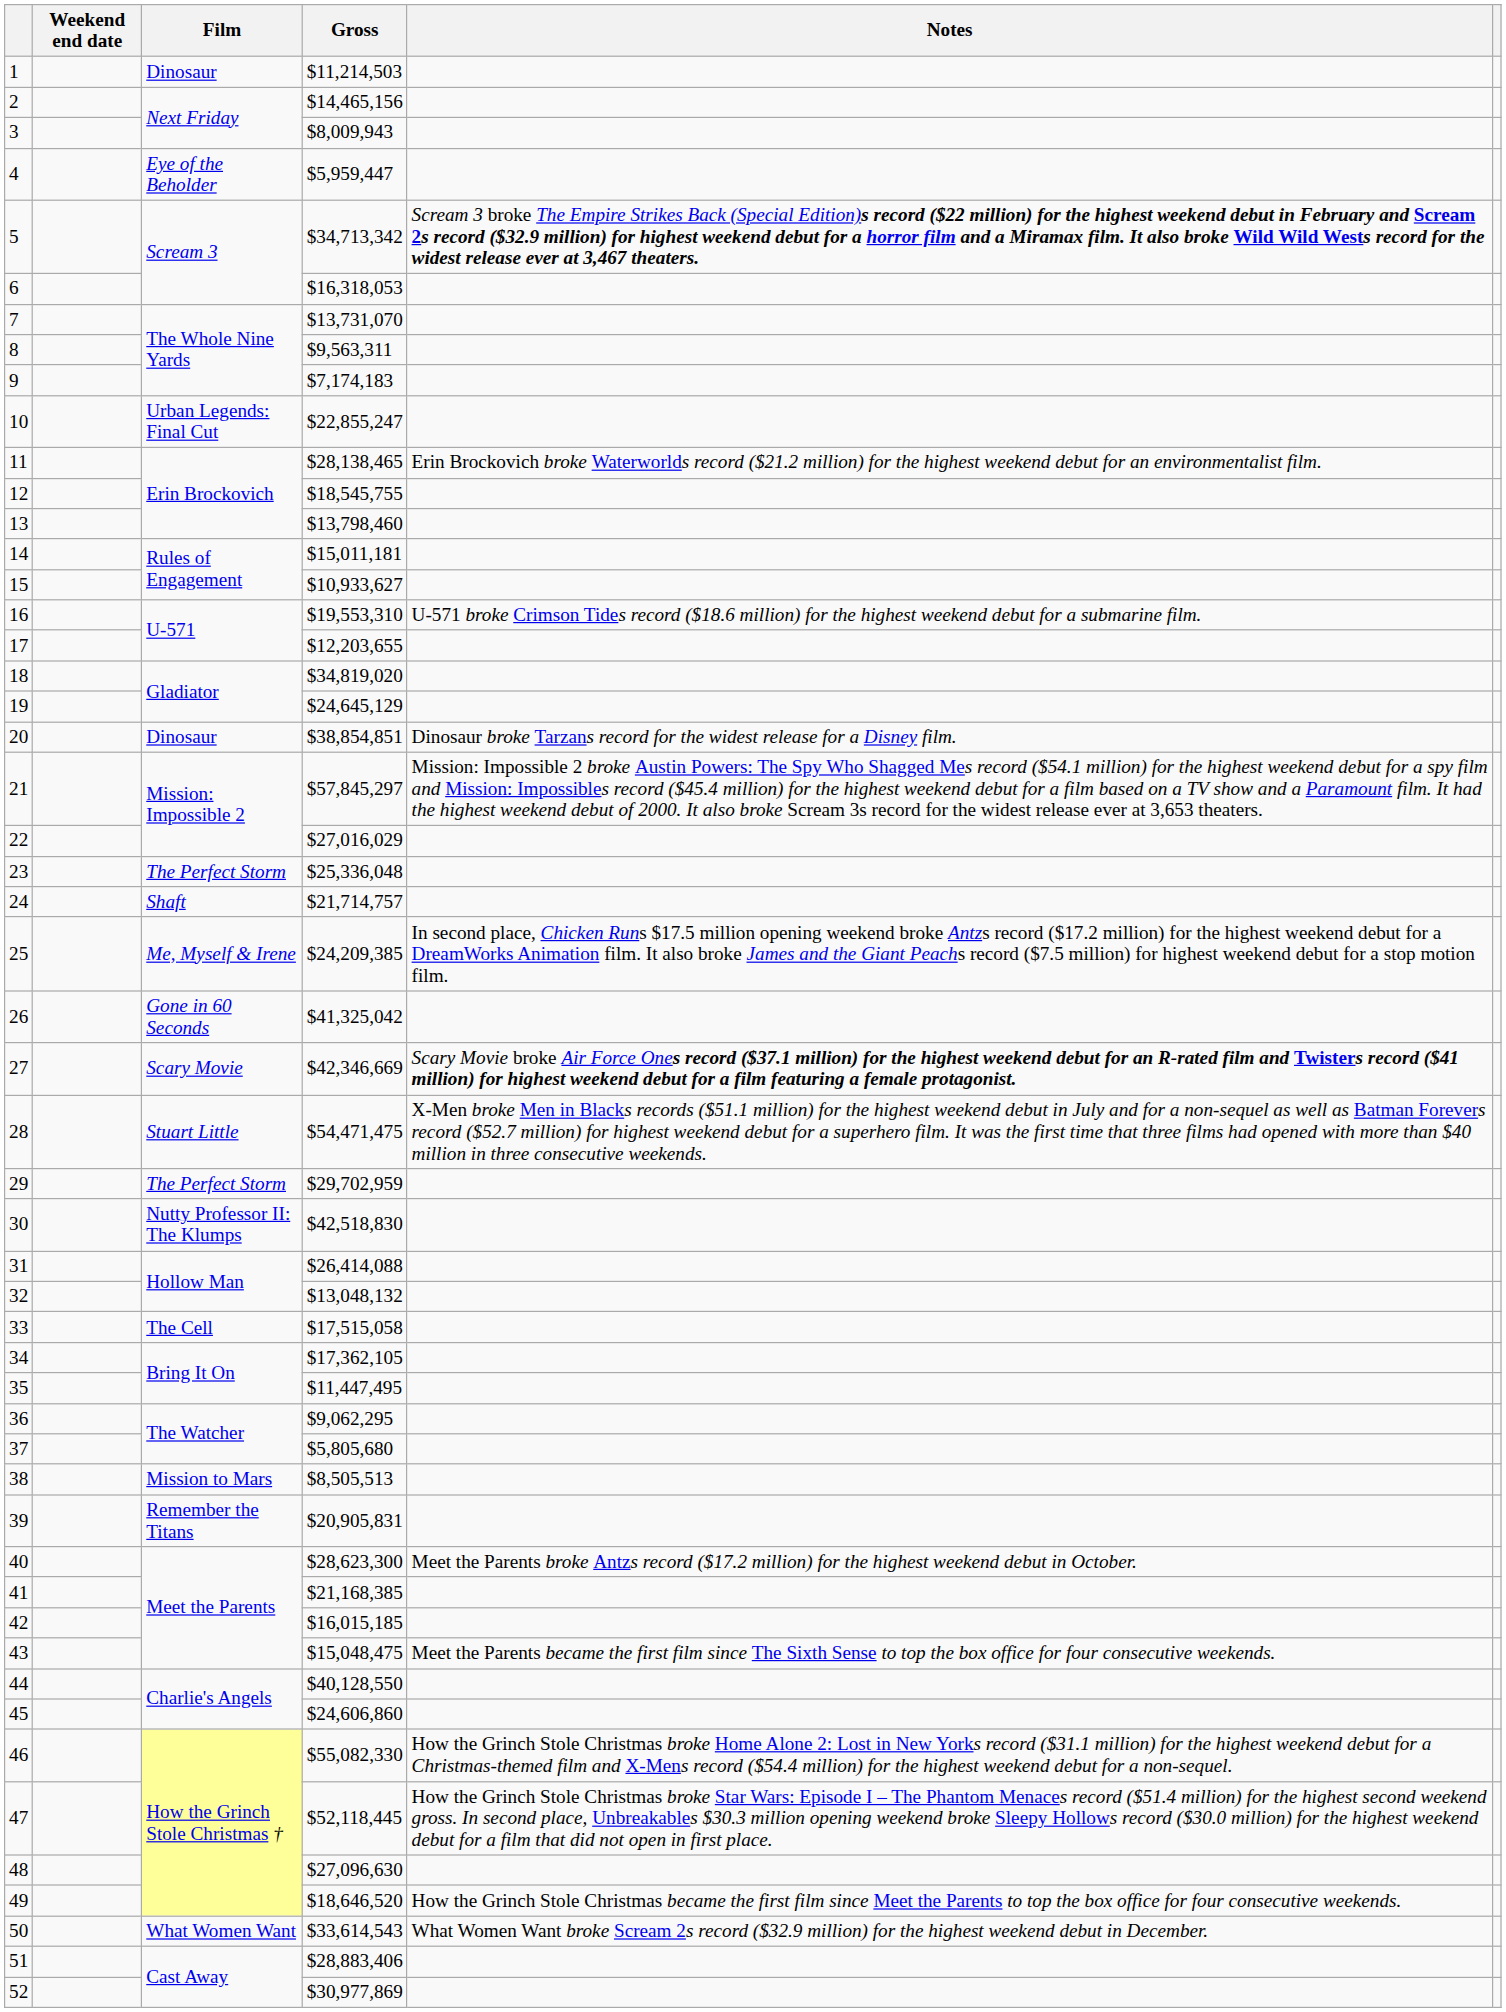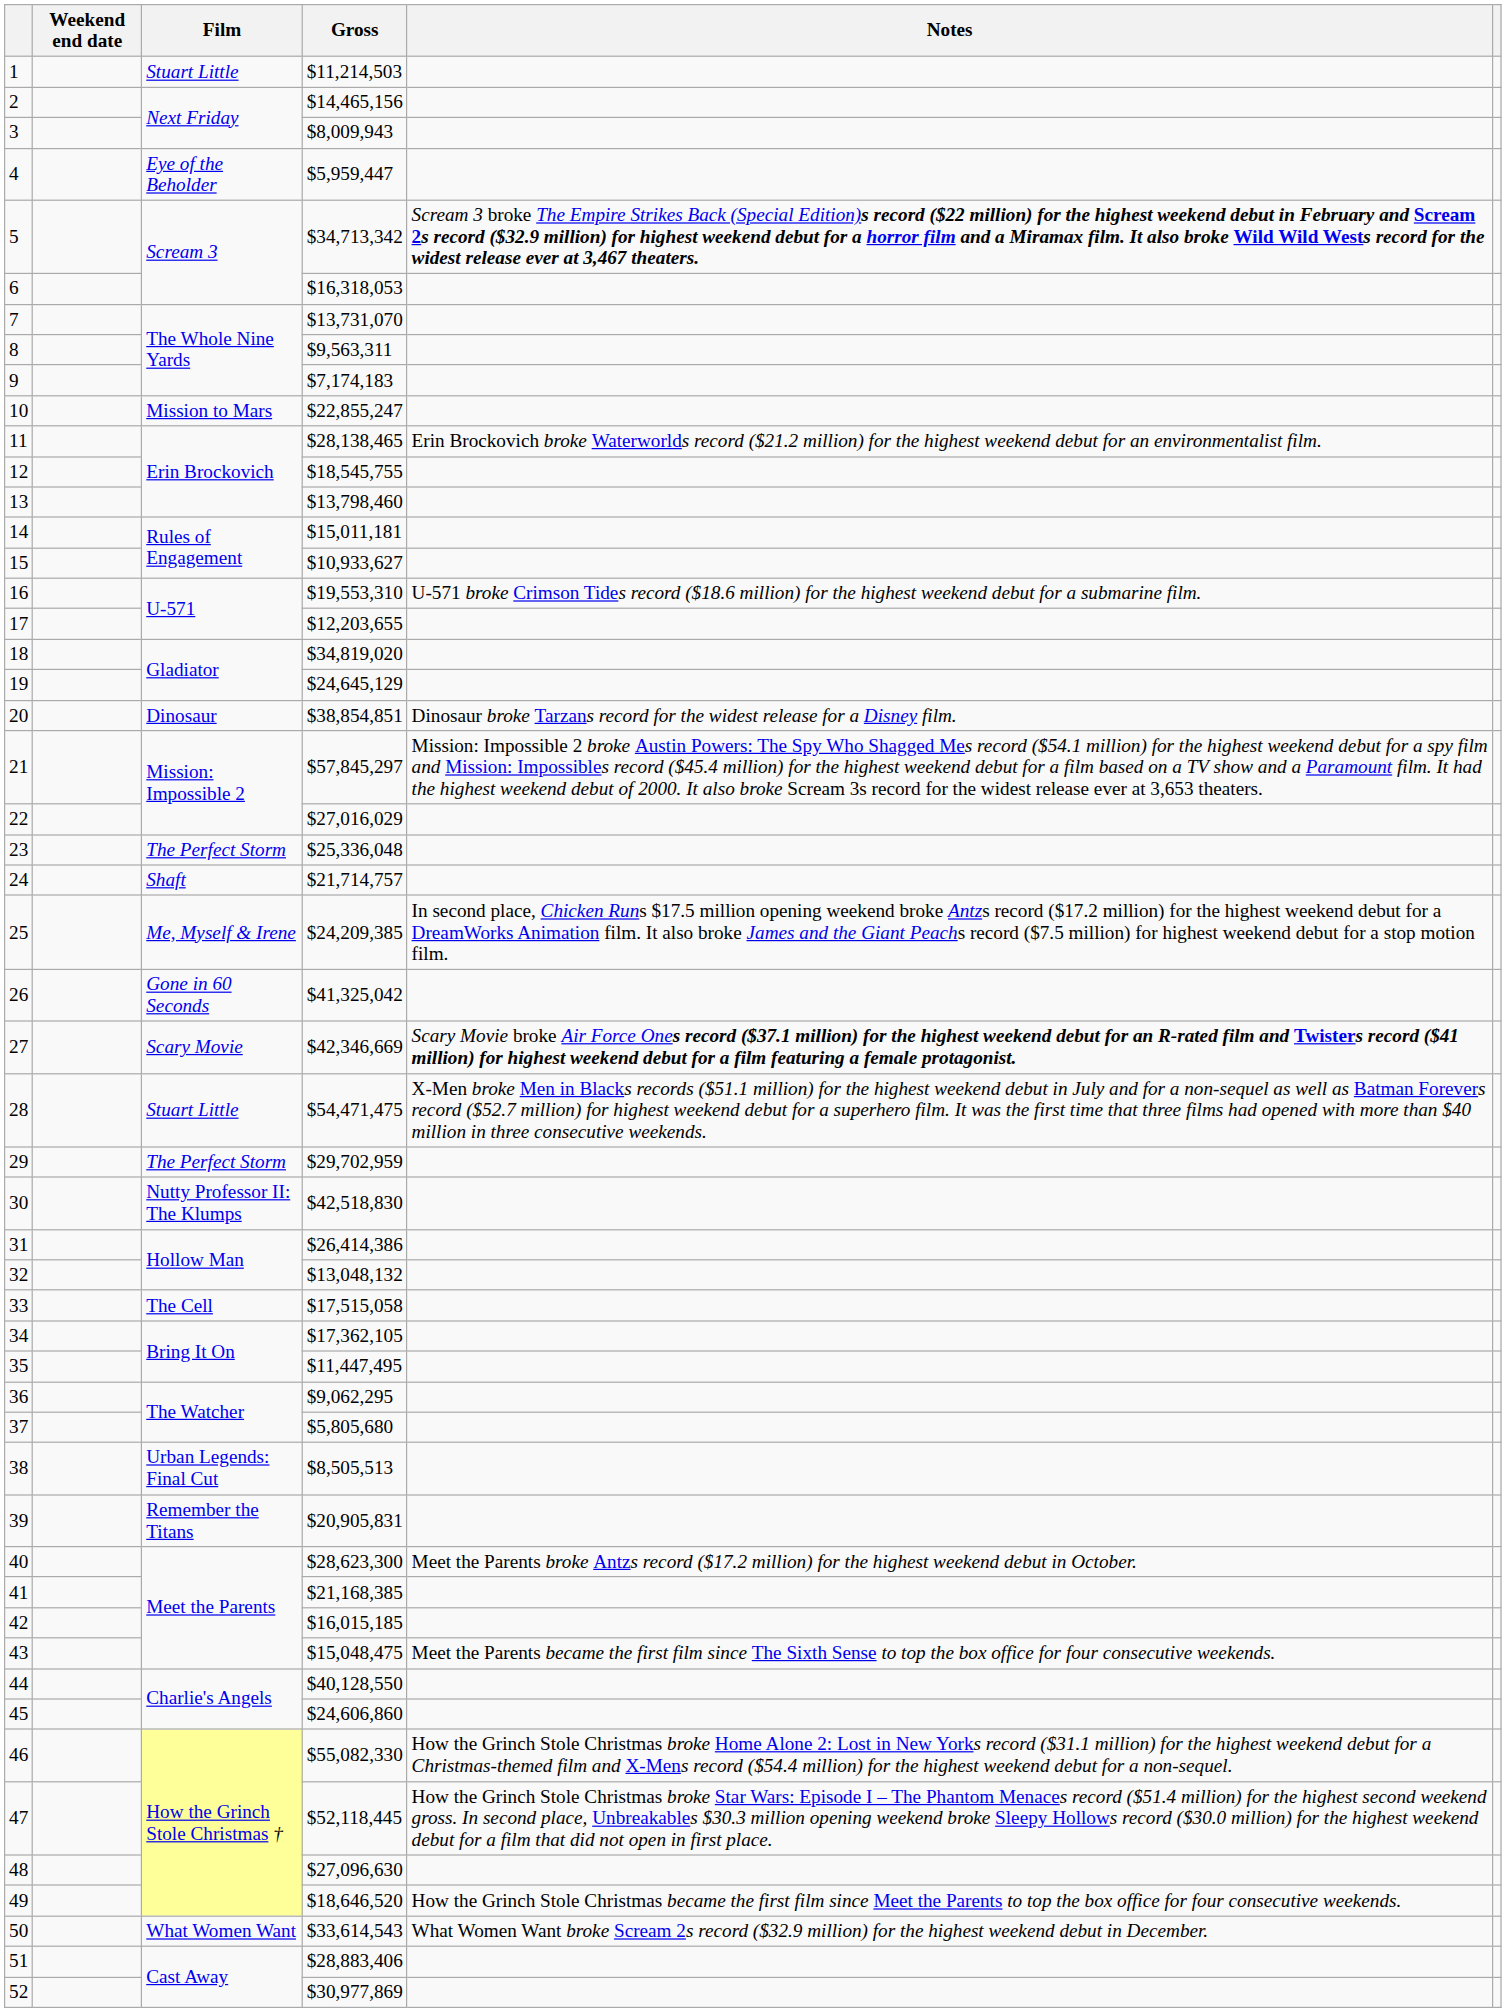(181, 71) Dinosaur -> (192, 71) Stuart Little
(208, 421) Urban Legends: Final Cut -> (209, 410) Mission to Mars
(355, 1266) $26,414,088 -> (355, 1244) $26,414,386
(209, 1479) Mission to Mars -> (208, 1468) Urban Legends: Final Cut
